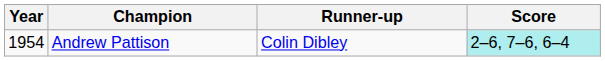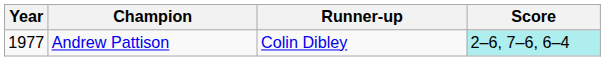(26, 42) 1954 -> (26, 42) 1977
